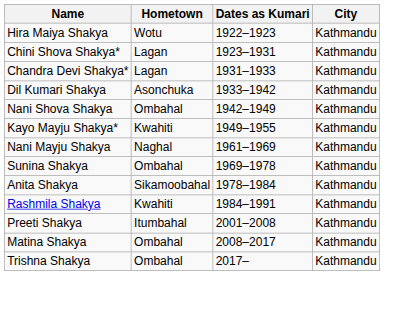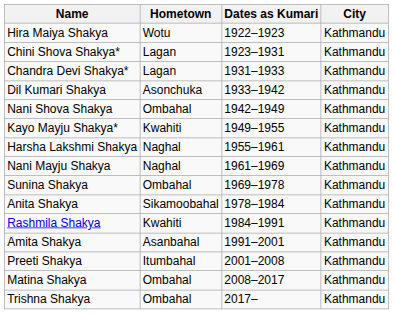+ row: (72, 147)
+ row: (44, 242)
